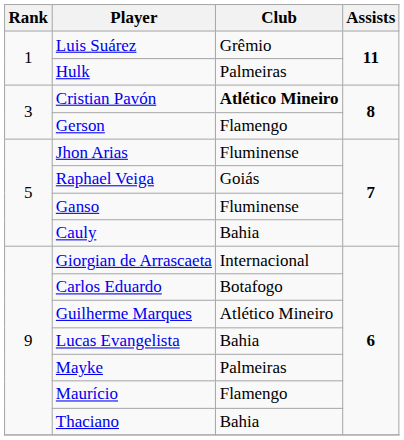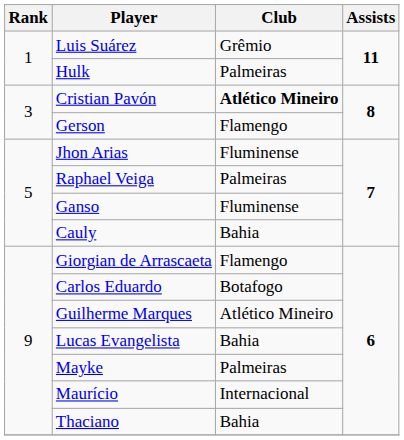(239, 179) Goiás -> (253, 179) Palmeiras
(264, 260) Internacional -> (254, 260) Flamengo
(254, 394) Flamengo -> (264, 394) Internacional
